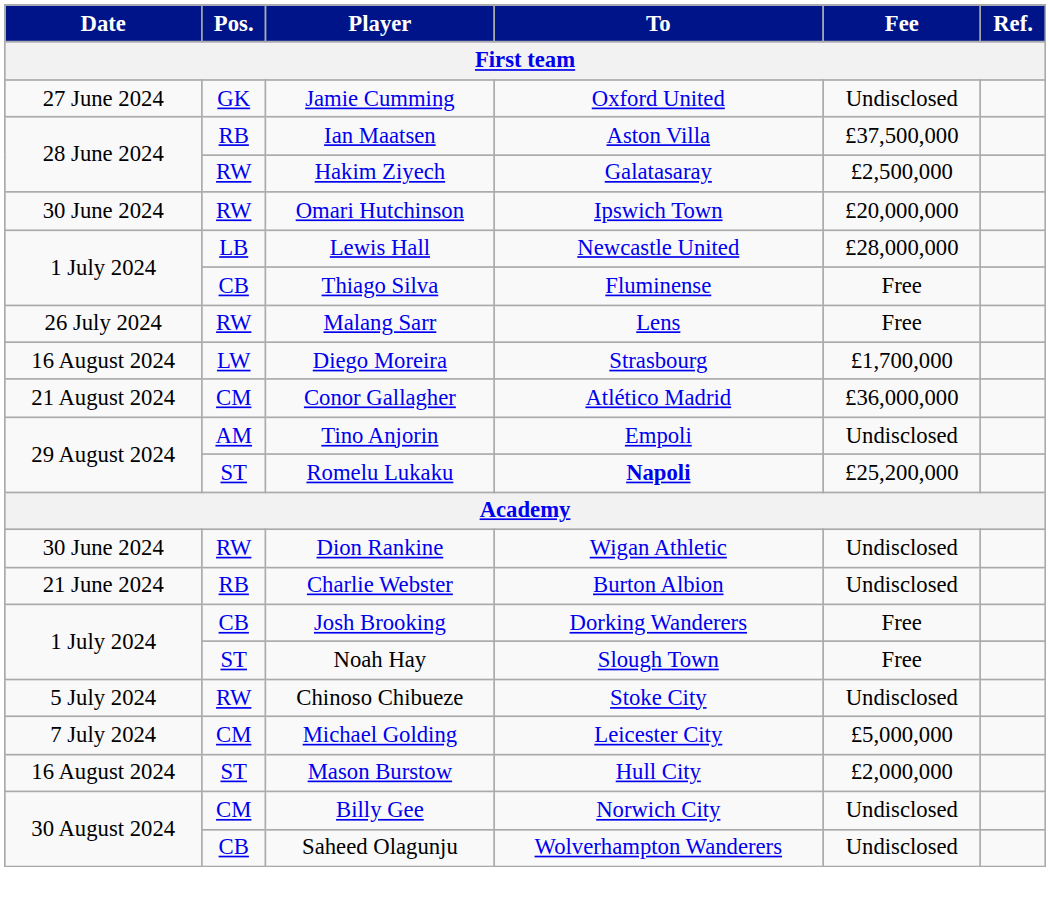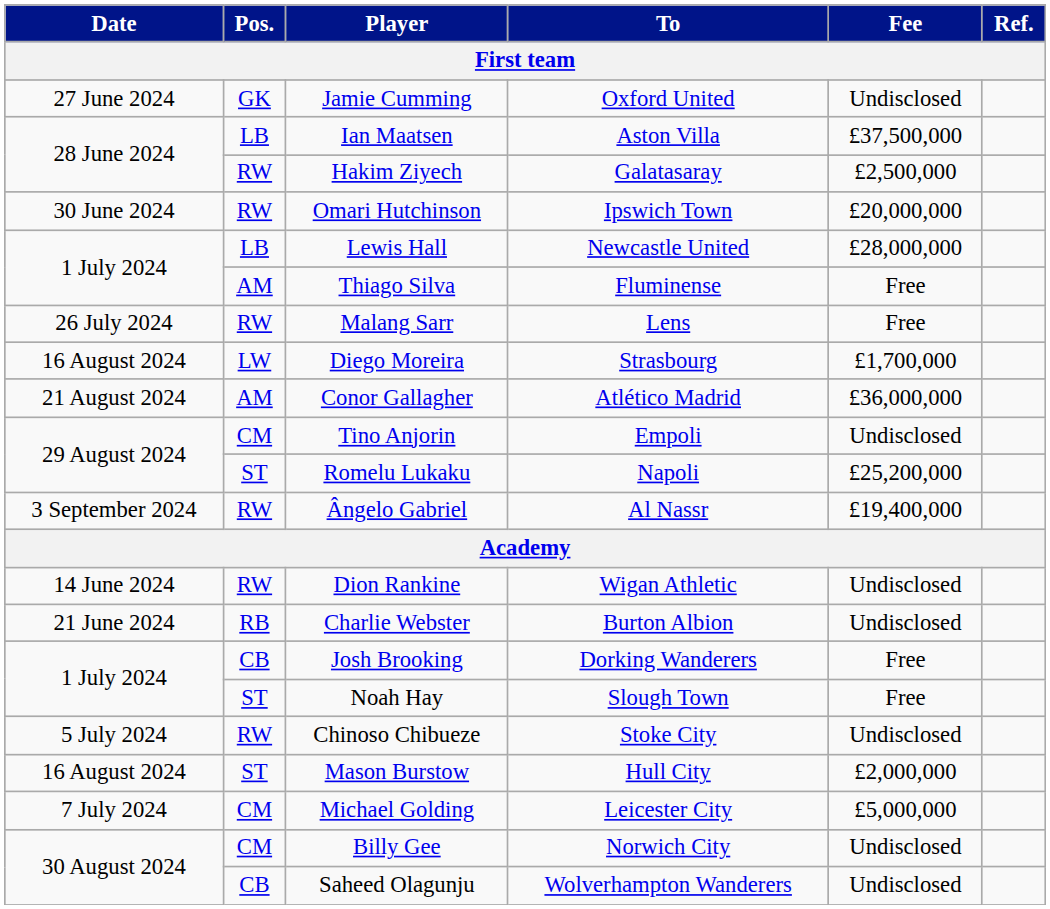(234, 135) RB -> (254, 135) LB
(234, 285) CB -> (254, 285) AM
(234, 397) CM -> (254, 397) AM
(234, 435) AM -> (254, 435) CM
(658, 472) bold -> (668, 472) normal
+ row: (397, 509)
(103, 547) 30 June 2024 -> (114, 584) 14 June 2024
rows swapped: (380, 734) <-> (380, 772)
